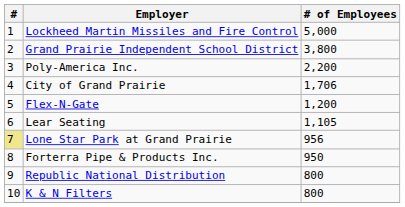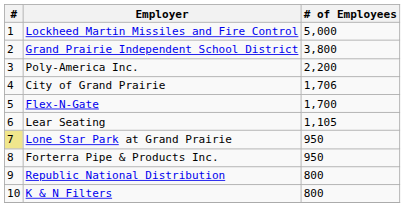(320, 103) 1,200 -> (320, 103) 1,700
(314, 139) 956 -> (314, 139) 950
